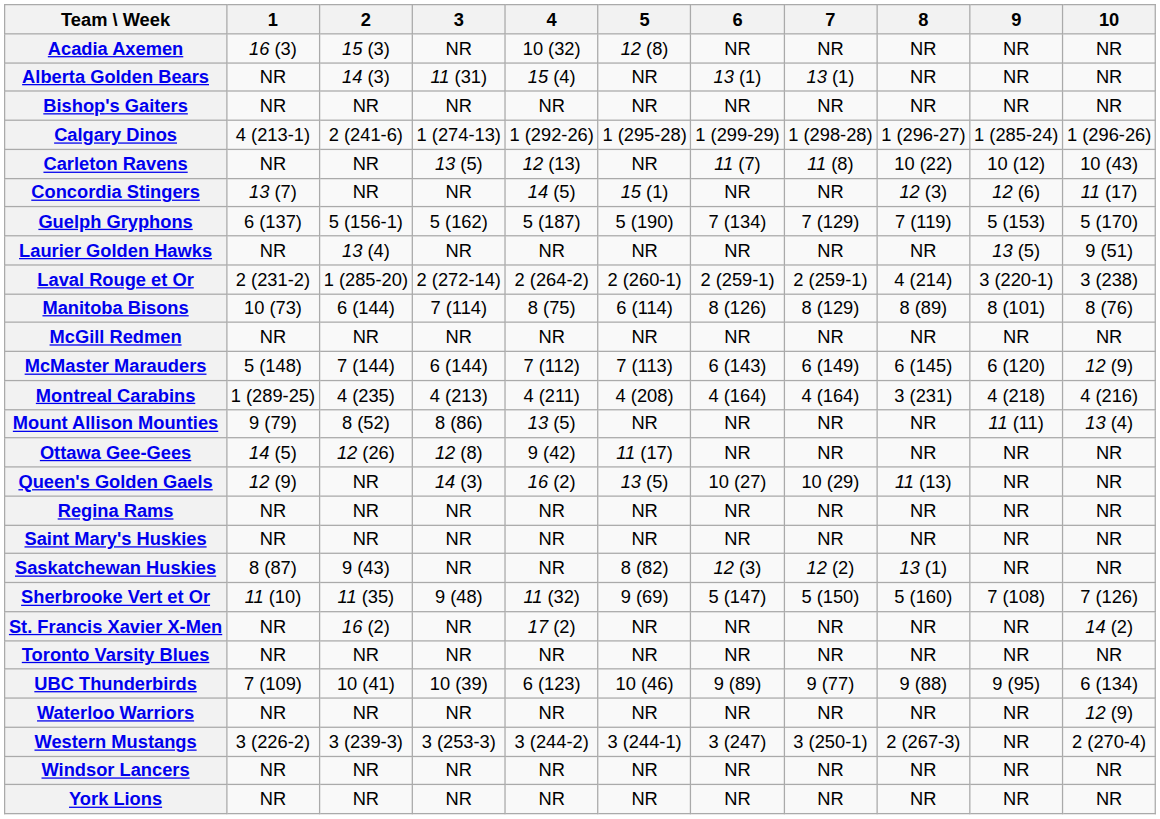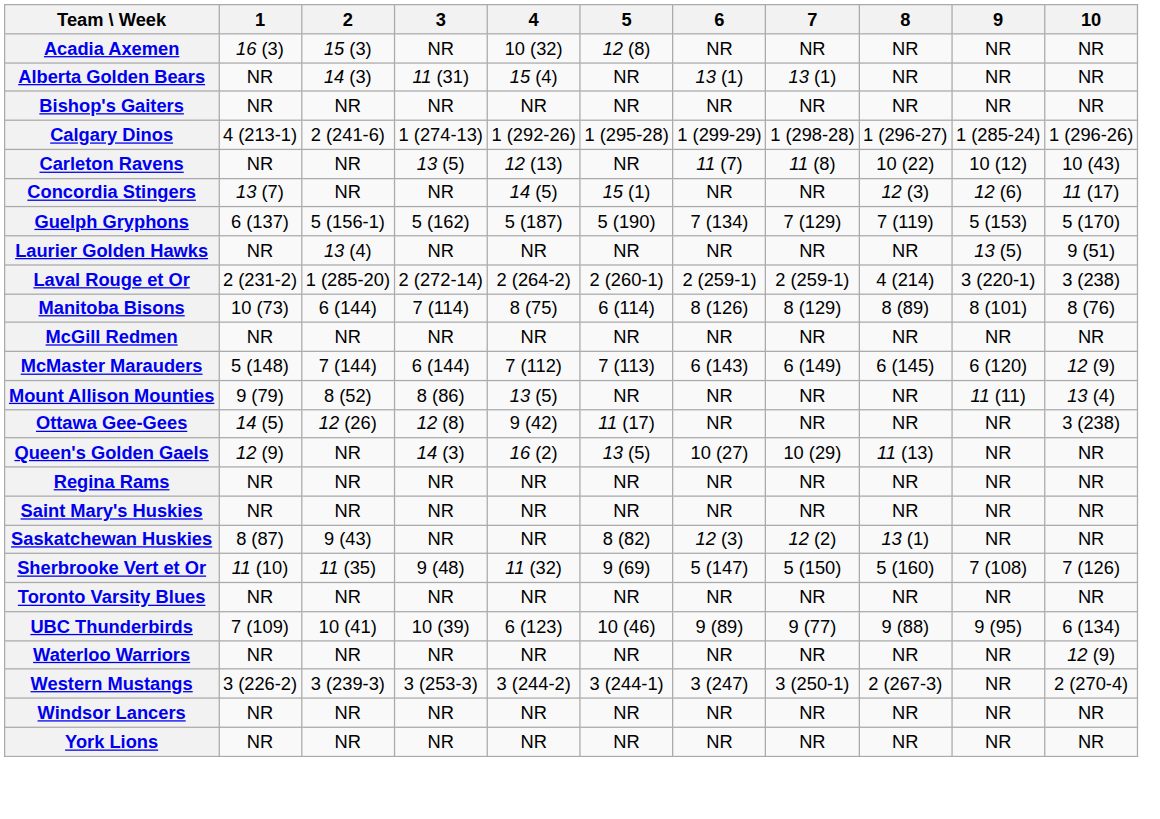- row: (116, 395)
(1109, 453) NR -> (1091, 424) 3 (238)
- row: (116, 626)
